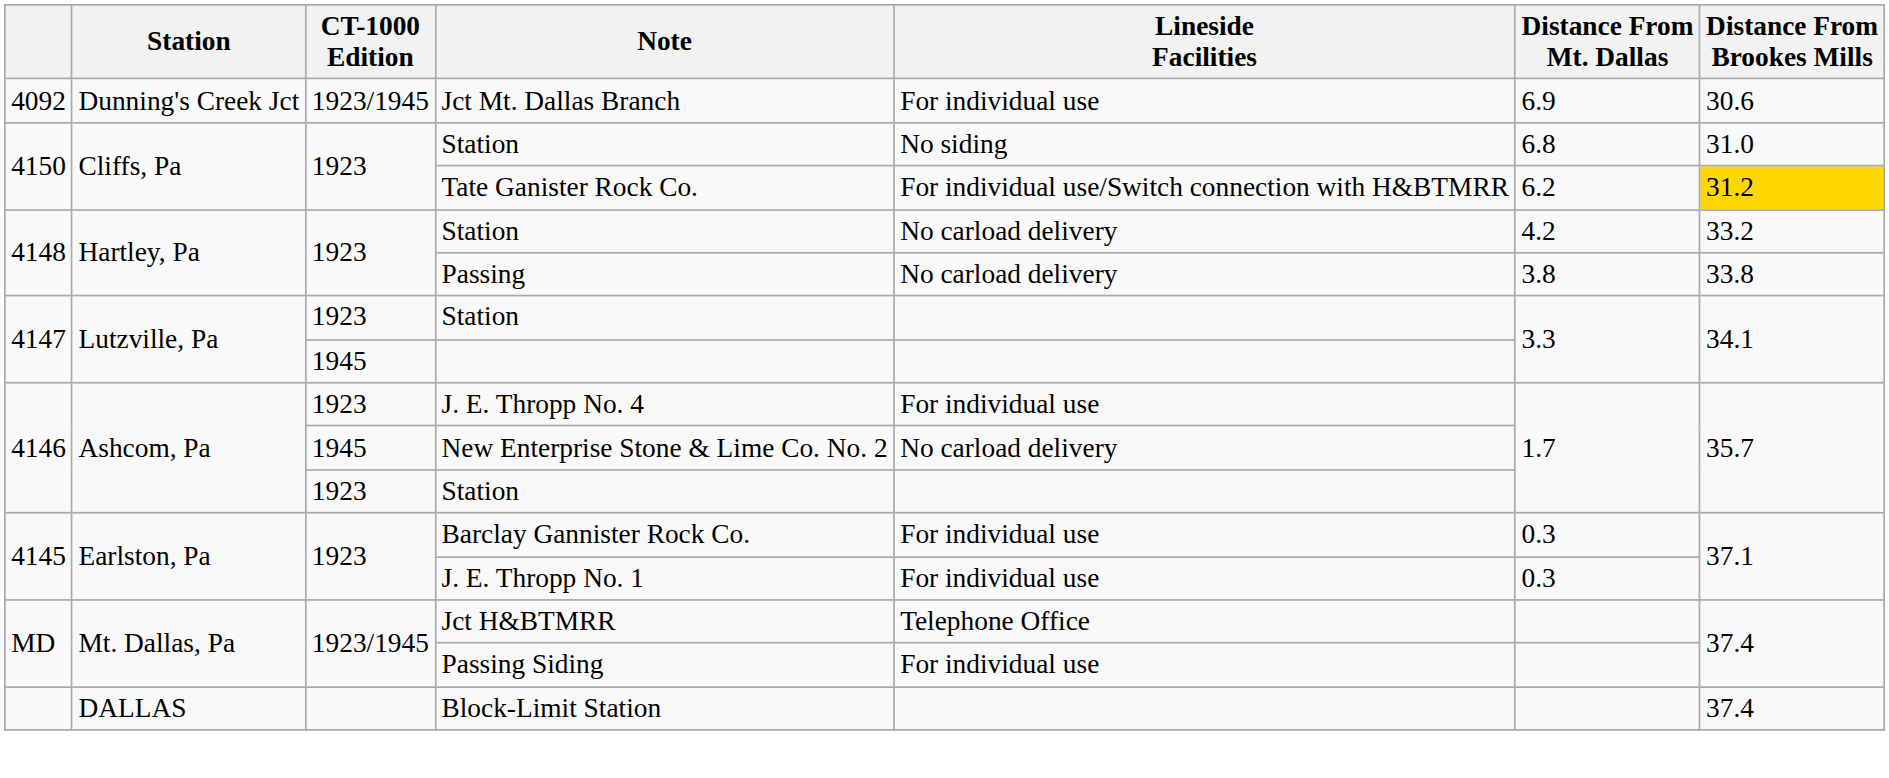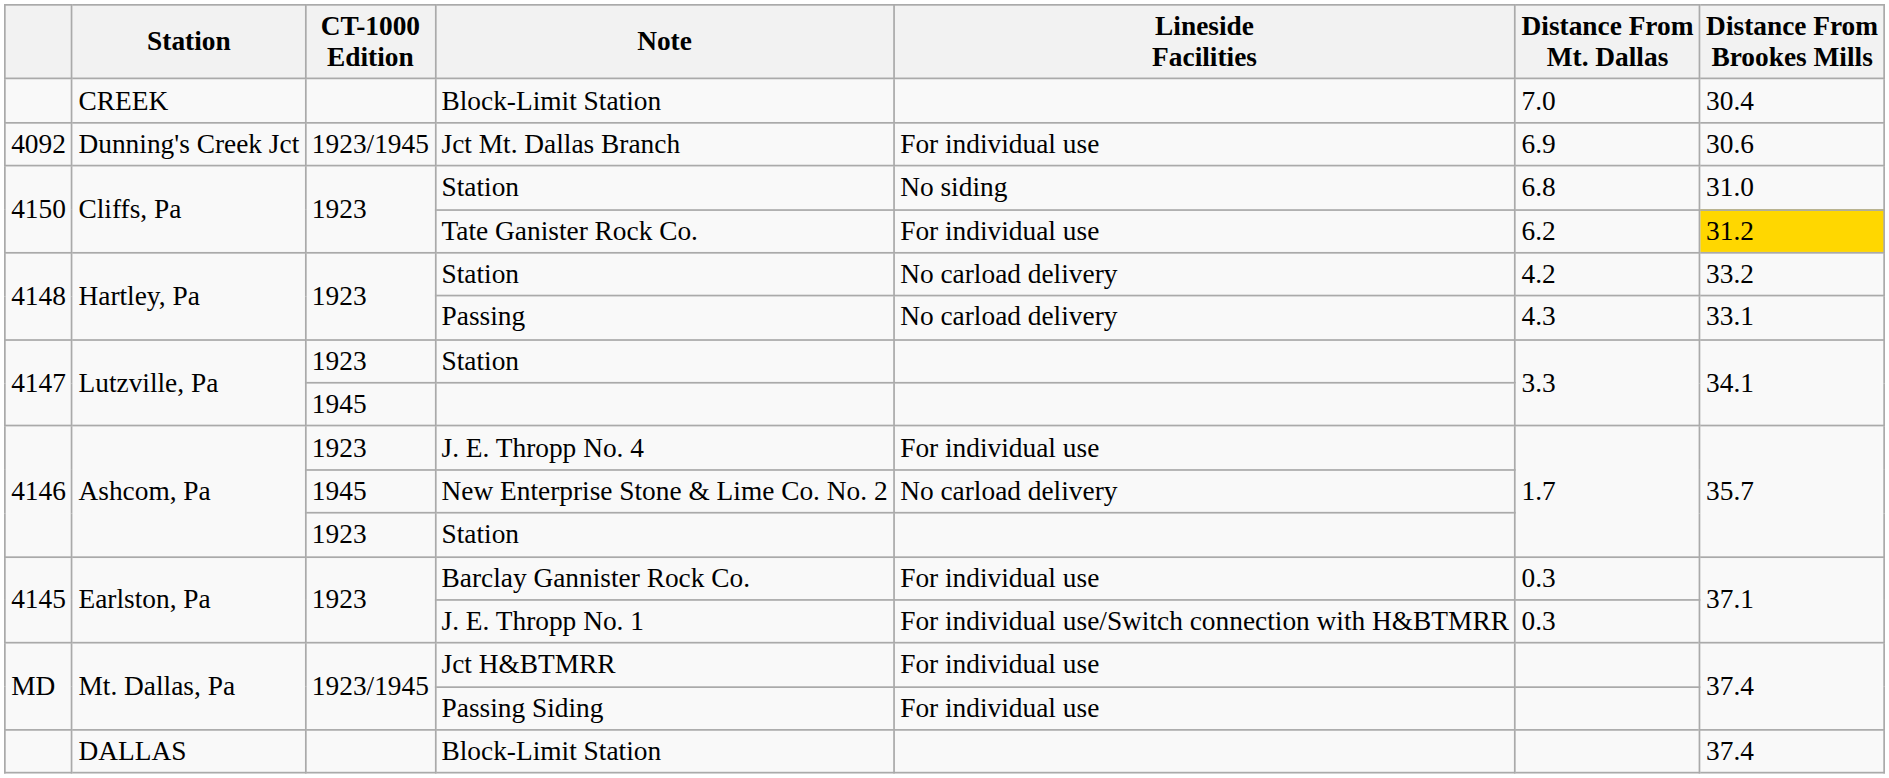+ row: (123, 100)
(1205, 187) For individual use/Switch connection with H&BTMRR -> (1000, 230) For individual use
(1539, 273) 3.8 -> (1539, 317) 4.3
(1730, 273) 33.8 -> (1730, 317) 33.1
(1000, 577) For individual use -> (1205, 621) For individual use/Switch connection with H&BTMRR
(995, 621) Telephone Office -> (1000, 664) For individual use
